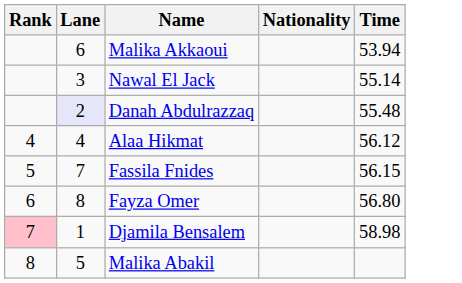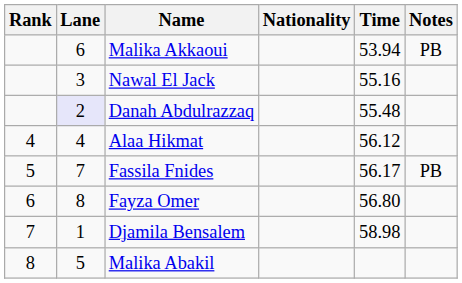+ column: (431, 19)
(380, 80) 55.14 -> (380, 80) 55.16
(380, 171) 56.15 -> (380, 171) 56.17
(30, 232) pink background -> (30, 232) no background
